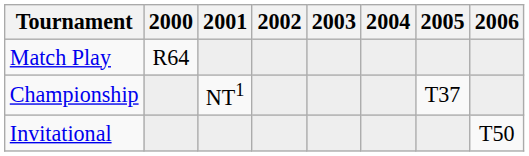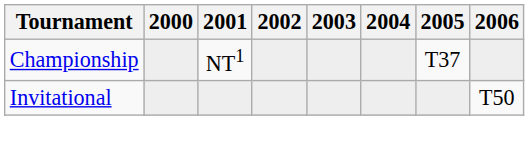- row: (60, 57)
